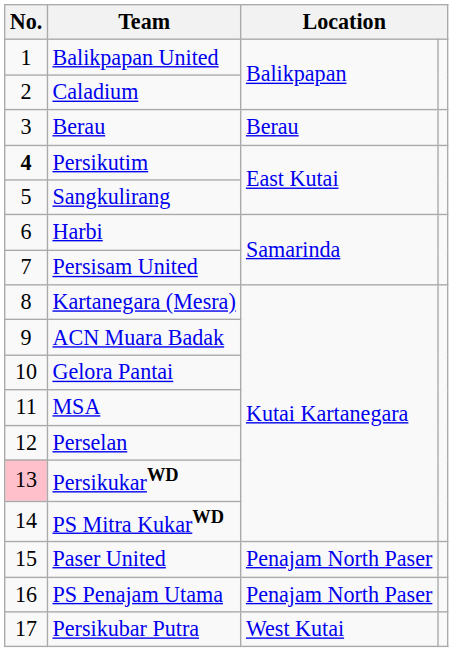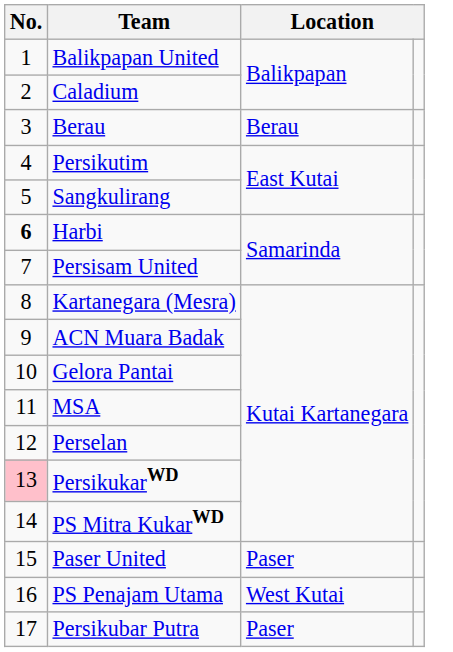(26, 162) bold -> (26, 162) normal
(26, 232) normal -> (26, 232) bold
(339, 559) Penajam North Paser -> (270, 559) Paser
(339, 594) Penajam North Paser -> (295, 594) West Kutai
(295, 629) West Kutai -> (270, 629) Paser
